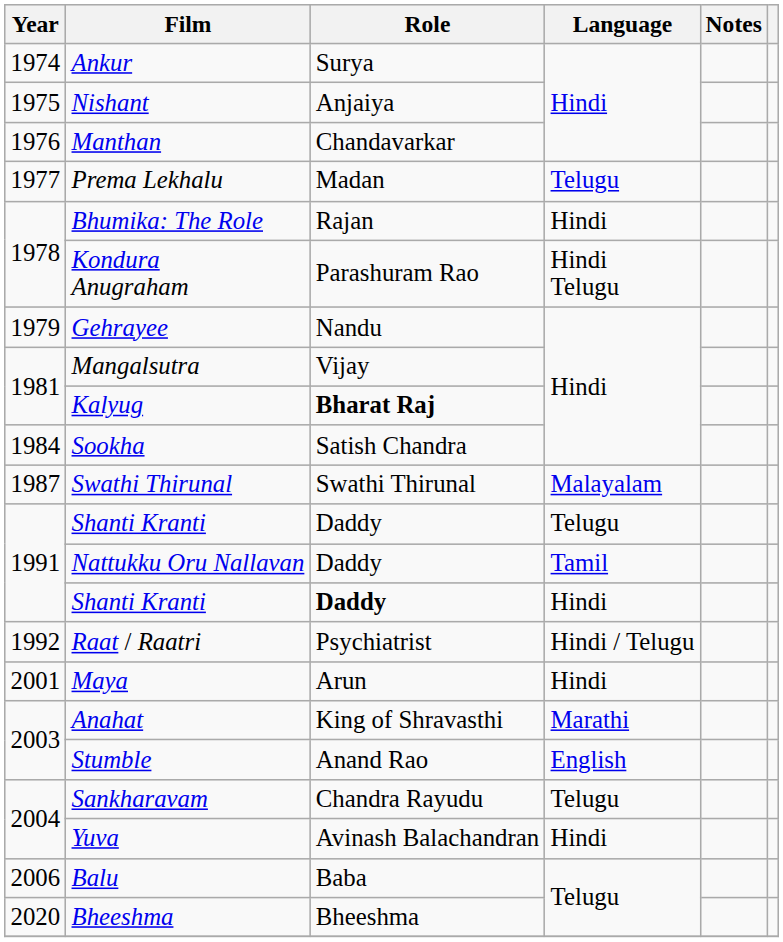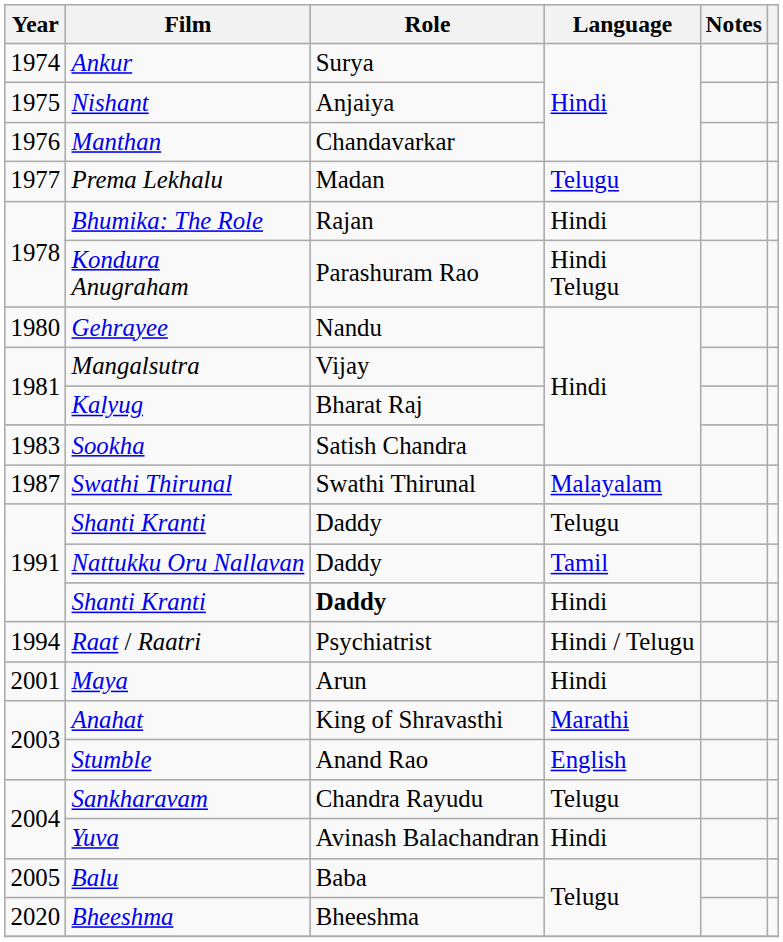(35, 326) 1979 -> (35, 326) 1980
(375, 405) bold -> (369, 405) normal
(35, 444) 1984 -> (35, 444) 1983
(35, 641) 1992 -> (35, 641) 1994
(35, 877) 2006 -> (35, 877) 2005
